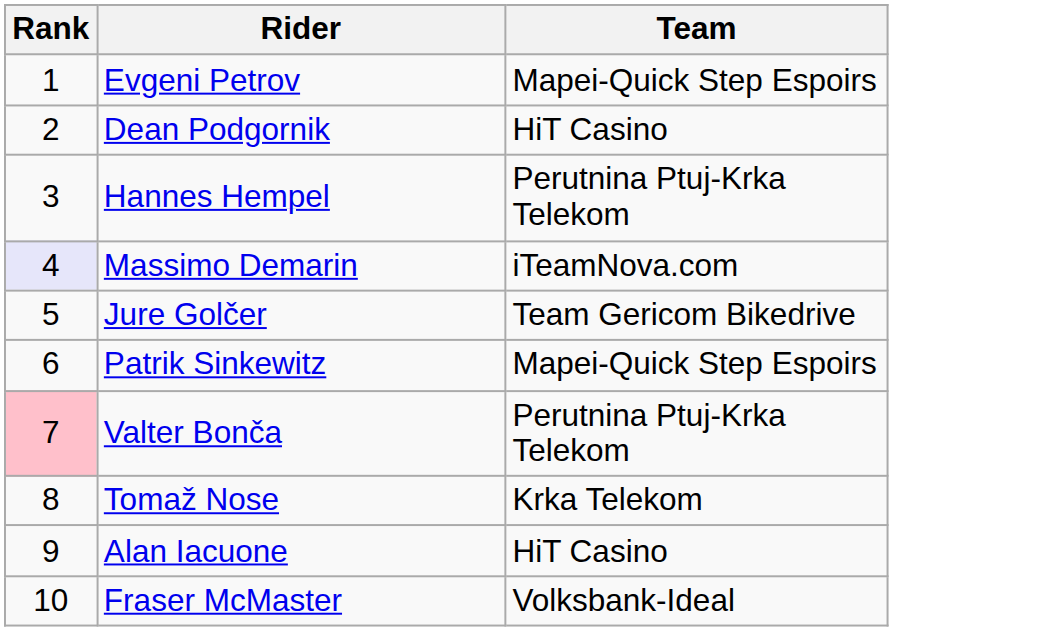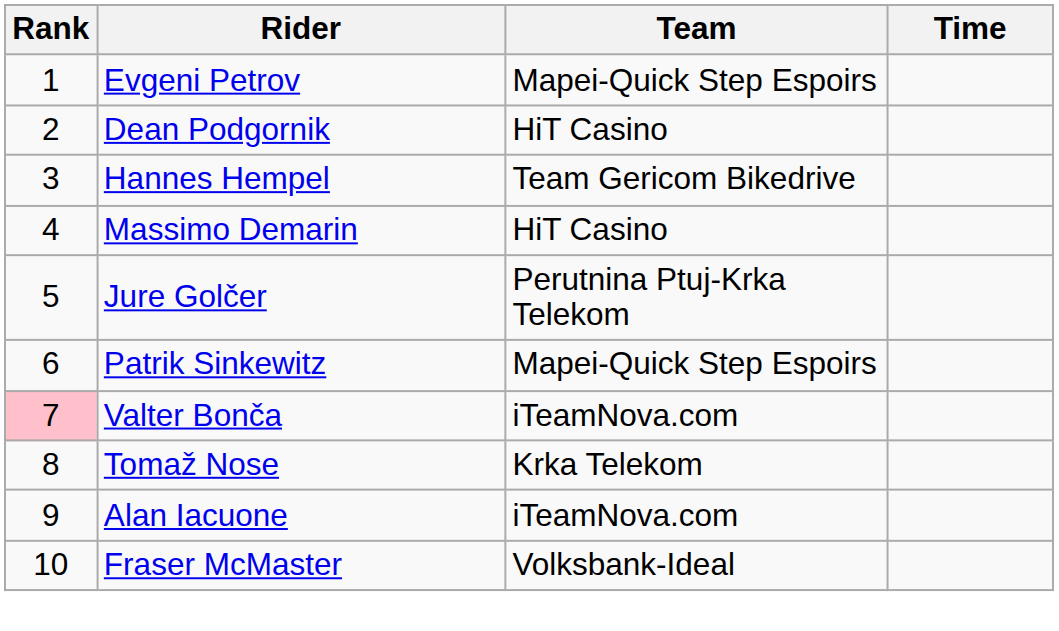+ column: (970, 29)
(649, 197) Perutnina Ptuj-Krka Telekom -> (684, 179) Team Gericom Bikedrive
(51, 264) lavender background -> (51, 229) no background
(625, 264) iTeamNova.com -> (590, 229) HiT Casino
(684, 314) Team Gericom Bikedrive -> (649, 297) Perutnina Ptuj-Krka Telekom
(649, 432) Perutnina Ptuj-Krka Telekom -> (625, 414) iTeamNova.com
(590, 550) HiT Casino -> (625, 514) iTeamNova.com
